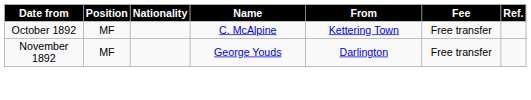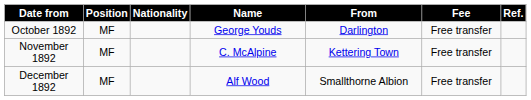(248, 30) C. McAlpine -> (248, 30) George Youds
(364, 30) Kettering Town -> (364, 30) Darlington
(248, 53) George Youds -> (248, 53) C. McAlpine
(364, 53) Darlington -> (364, 53) Kettering Town
+ row: (44, 81)
